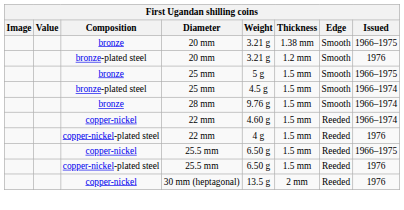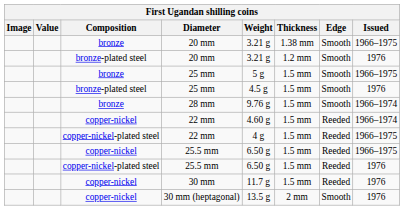(376, 89) 1966–1974 -> (376, 89) 1976
(376, 136) 1976 -> (376, 136) 1966–1975
+ row: (111, 182)
(336, 182) Reeded -> (336, 197) Smooth
